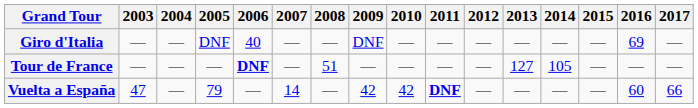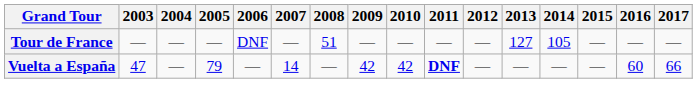- row: (62, 41)
(253, 66) bold -> (253, 41) normal
